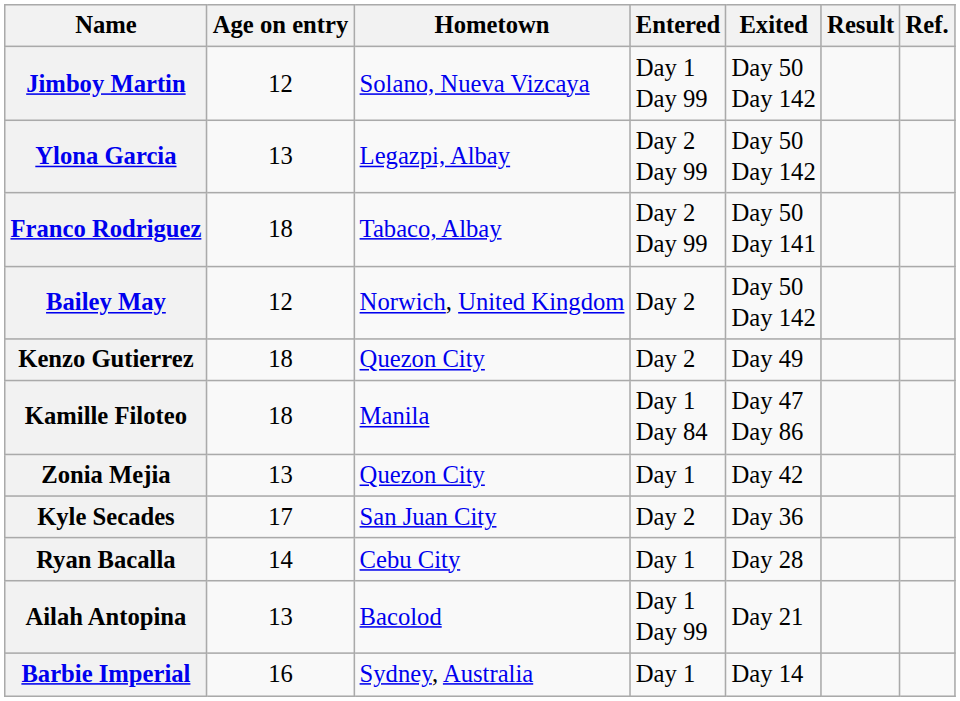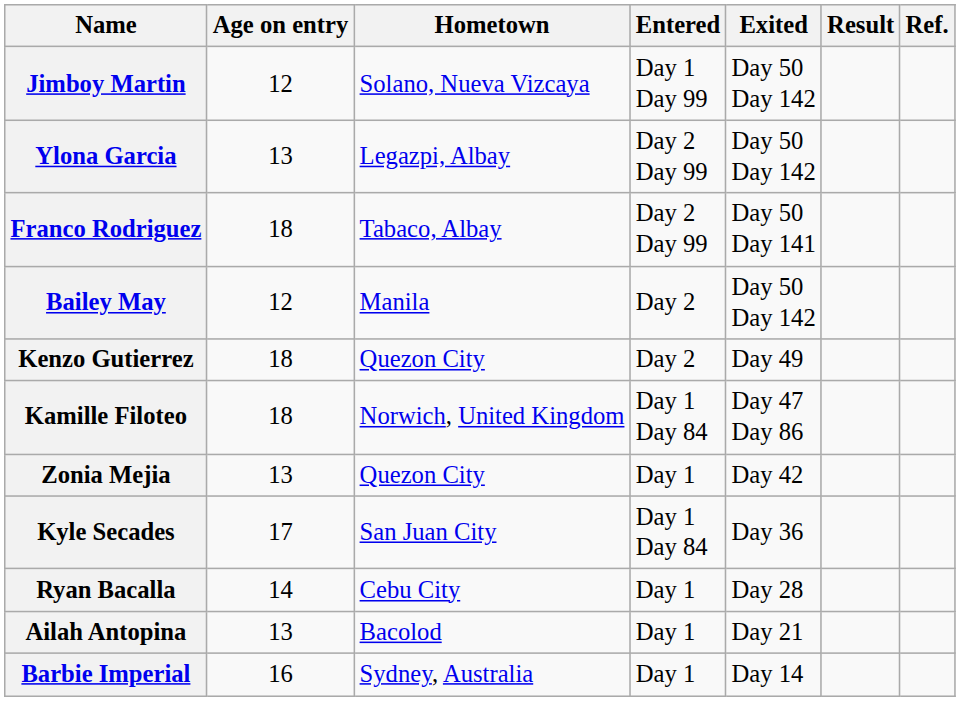(492, 302) Norwich, United Kingdom -> (394, 302) Manila
(394, 417) Manila -> (492, 417) Norwich, United Kingdom
(666, 516) Day 2 -> (672, 532) Day 1 Day 84
(672, 616) Day 1 Day 99 -> (666, 631) Day 1
